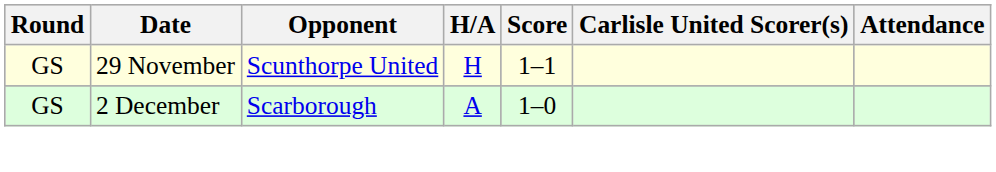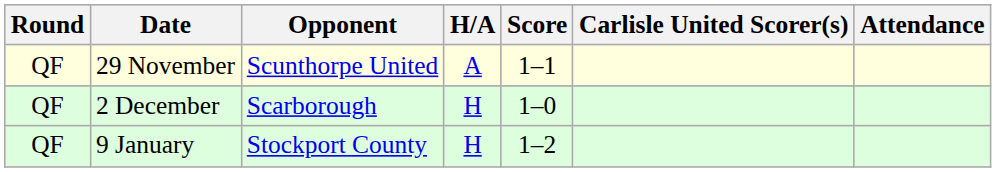(47, 65) GS -> (47, 65) QF
(473, 65) H -> (473, 65) A
(47, 105) GS -> (47, 105) QF
(473, 105) A -> (473, 105) H
+ row: (145, 145)
